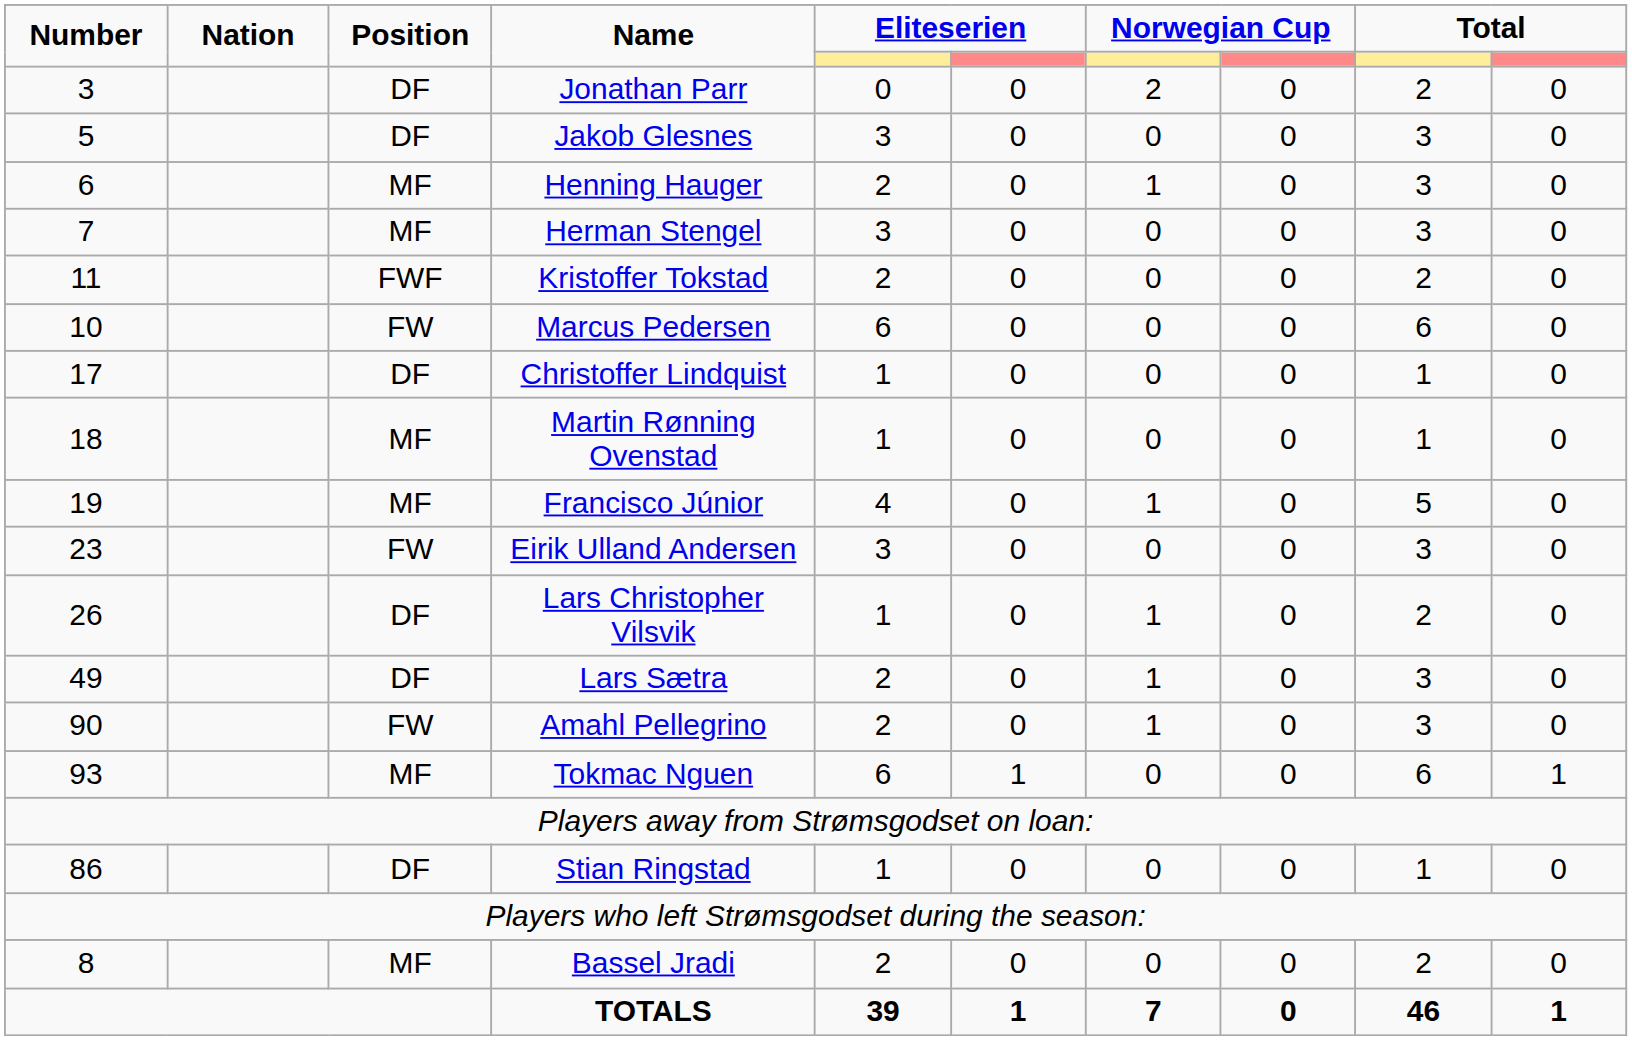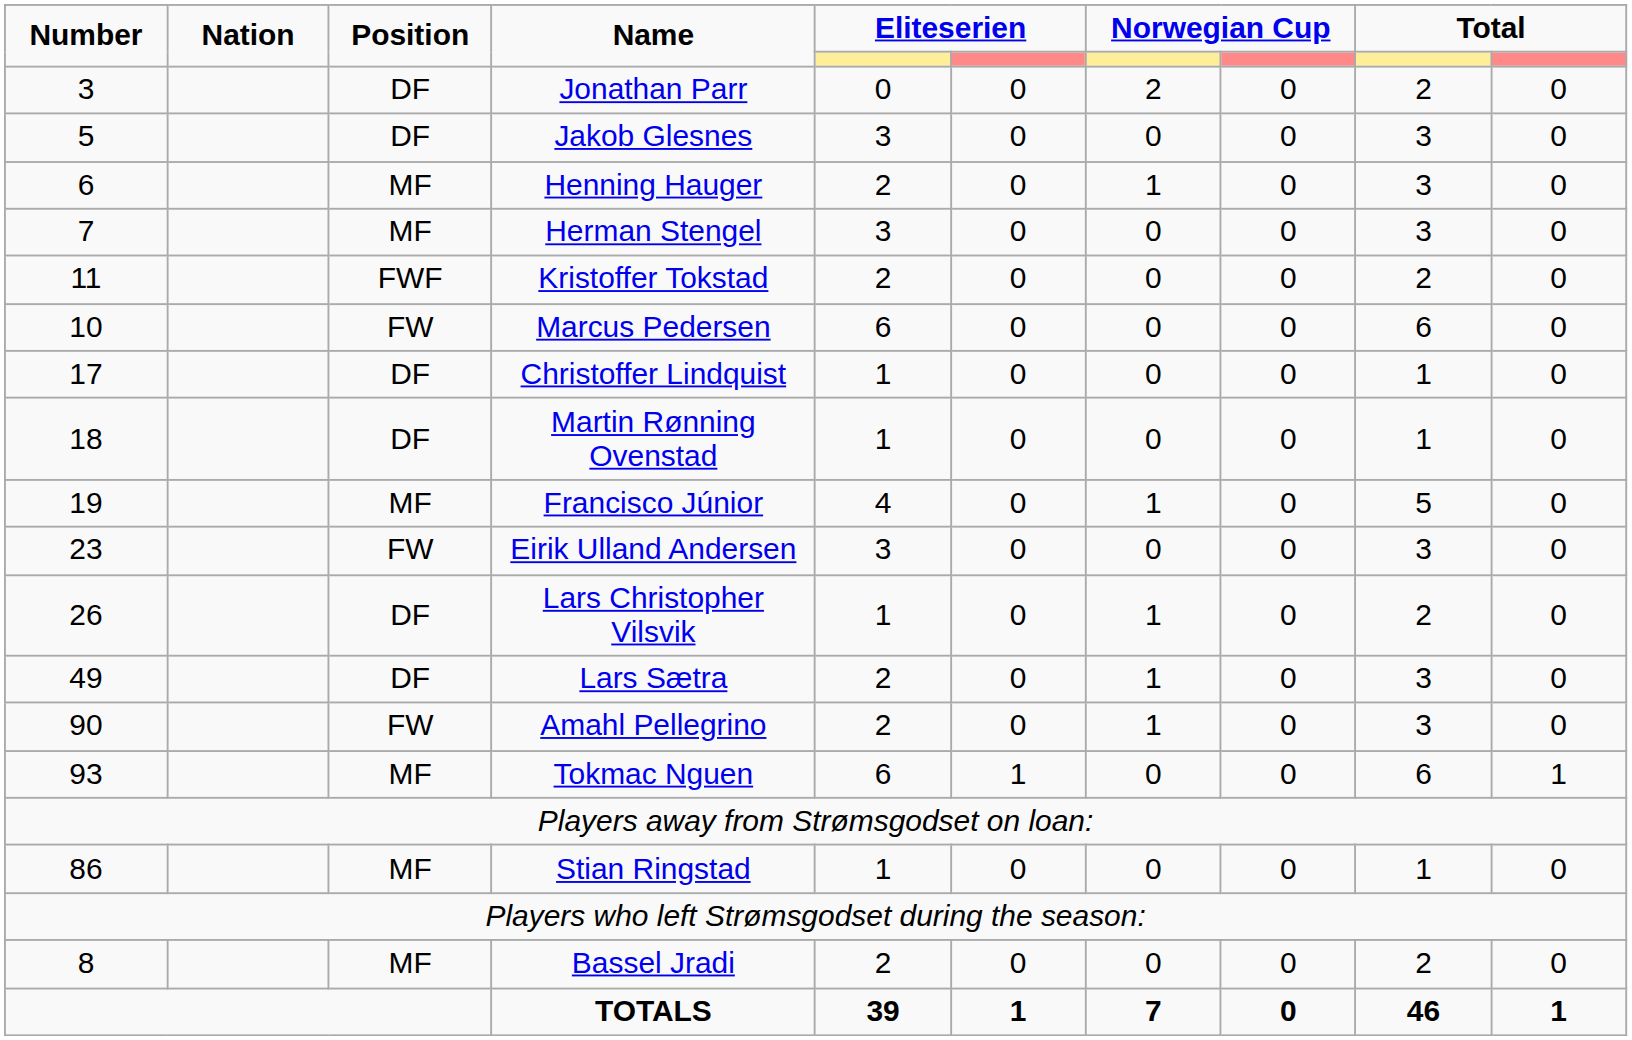(410, 438) MF -> (410, 438) DF
(410, 868) DF -> (410, 868) MF
